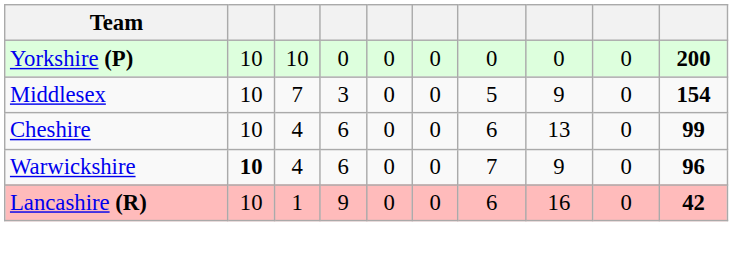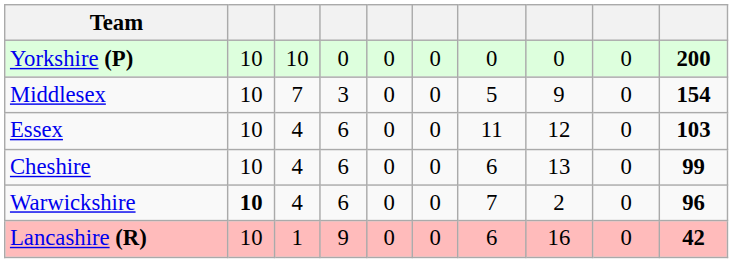+ row: (36, 130)
(559, 166) 9 -> (559, 202) 2
